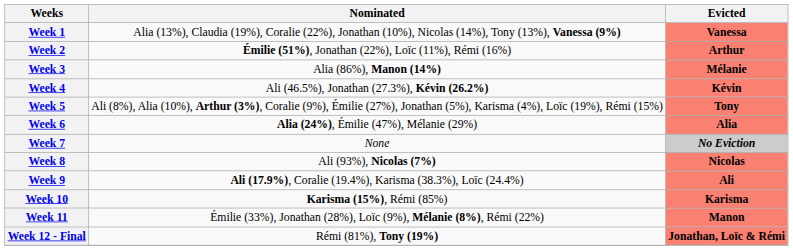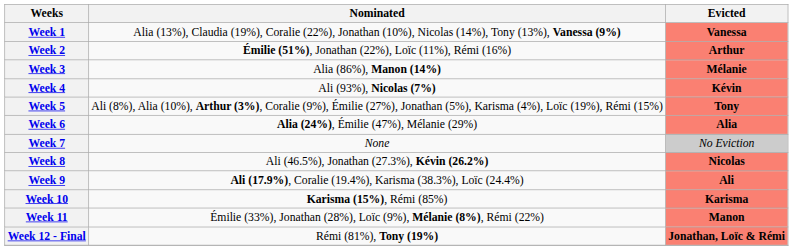(377, 87) Ali (46.5%), Jonathan (27.3%), Kévin (26.2%) -> (377, 87) Ali (93%), Nicolas (7%)
(727, 143) bold -> (727, 143) normal
(377, 161) Ali (93%), Nicolas (7%) -> (377, 161) Ali (46.5%), Jonathan (27.3%), Kévin (26.2%)
